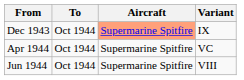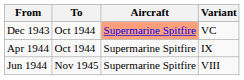(204, 30) IX -> (209, 30) VC
(206, 48) VC -> (207, 48) IX
(75, 65) Oct 1944 -> (77, 65) Nov 1945
